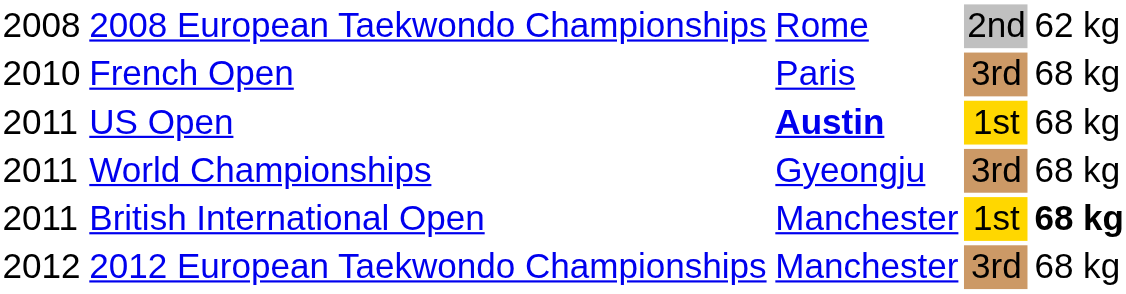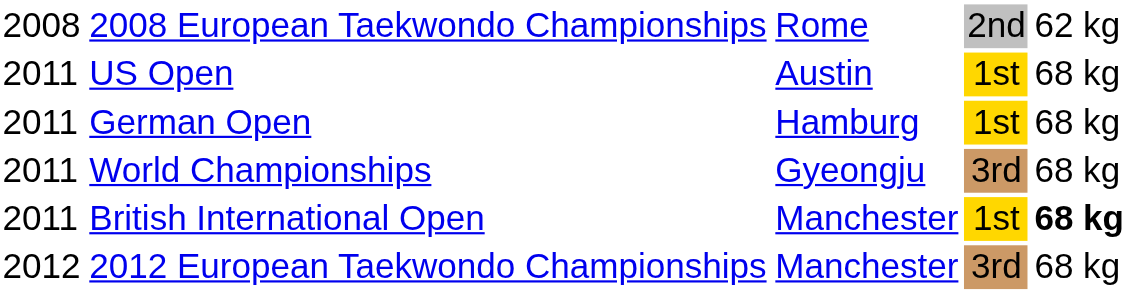- row: (192, 73)
(830, 122) bold -> (824, 73) normal
+ row: (200, 122)
